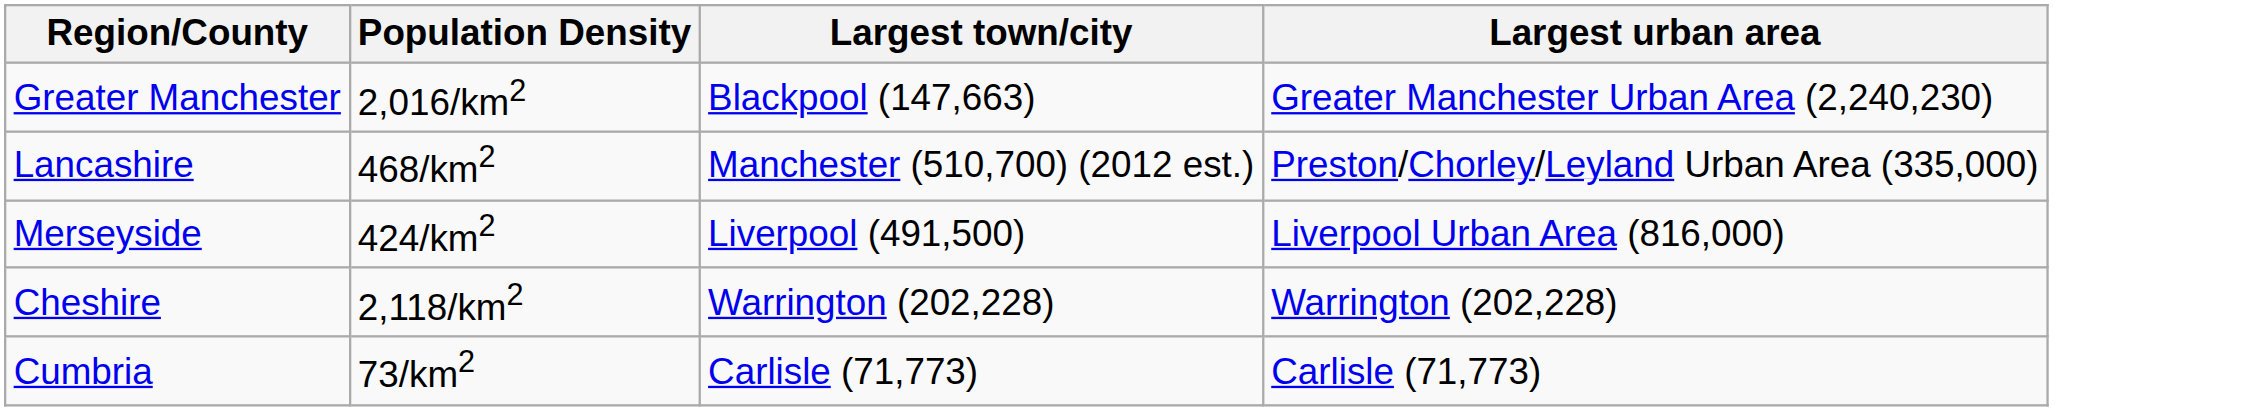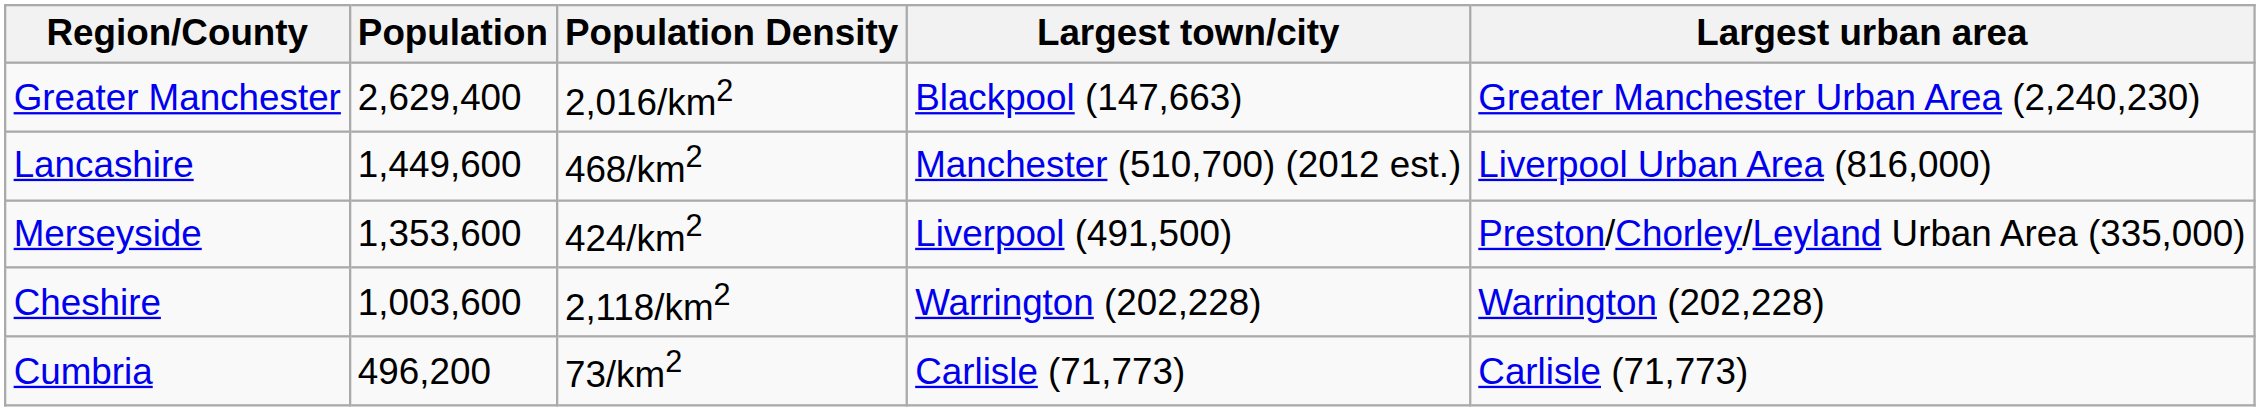+ column: (453, 33)
(1655, 165) Preston/Chorley/Leyland Urban Area (335,000) -> (1735, 165) Liverpool Urban Area (816,000)
(1528, 233) Liverpool Urban Area (816,000) -> (1862, 233) Preston/Chorley/Leyland Urban Area (335,000)
